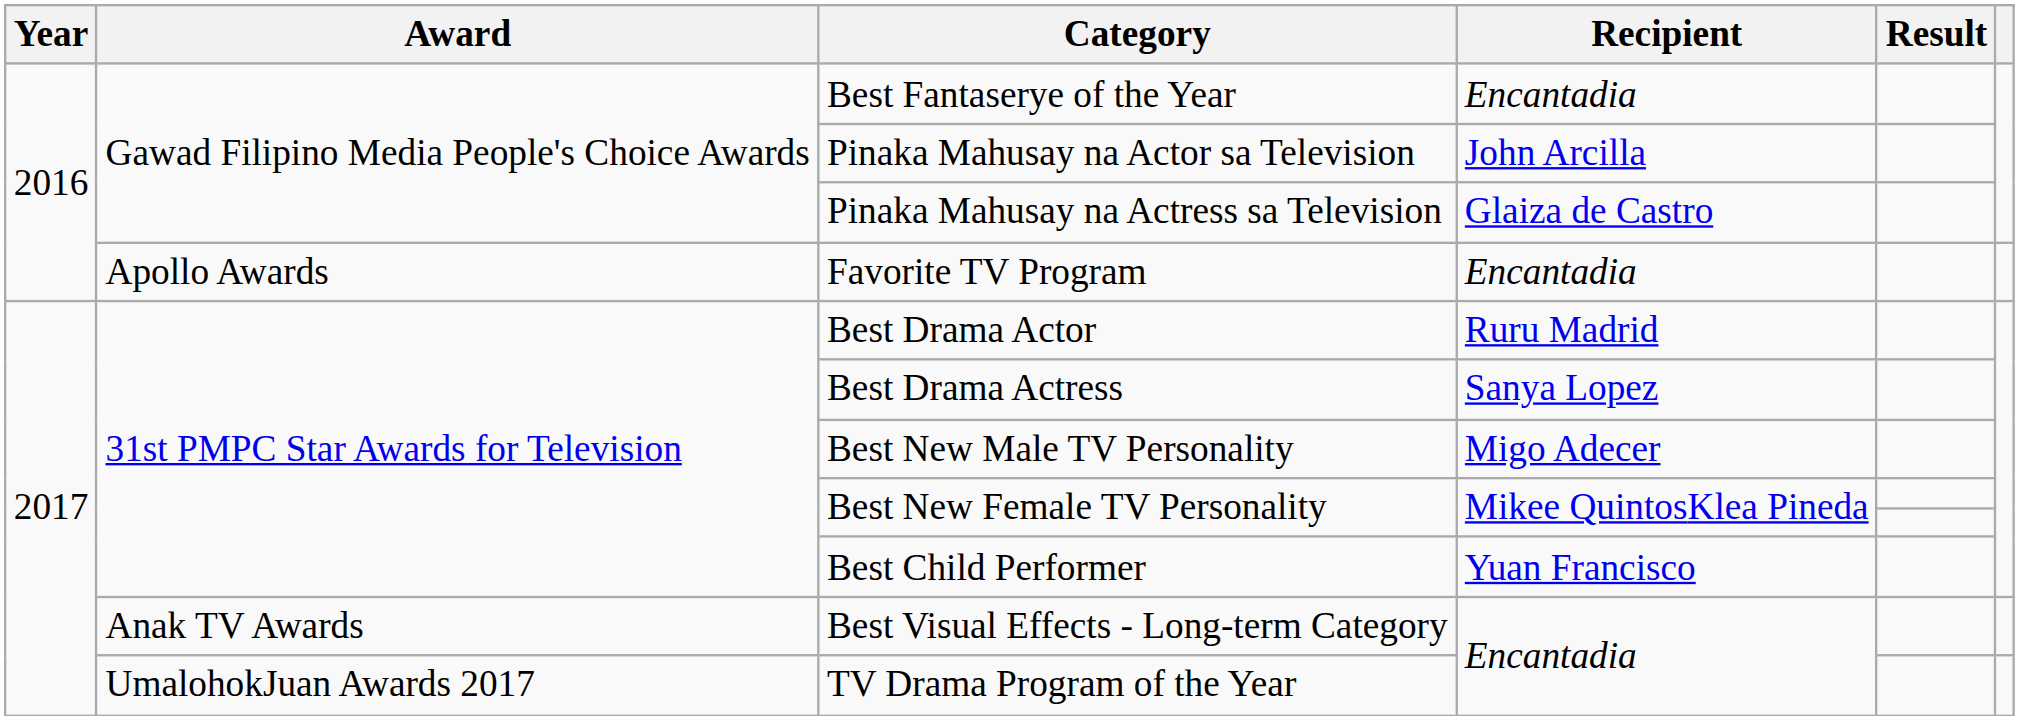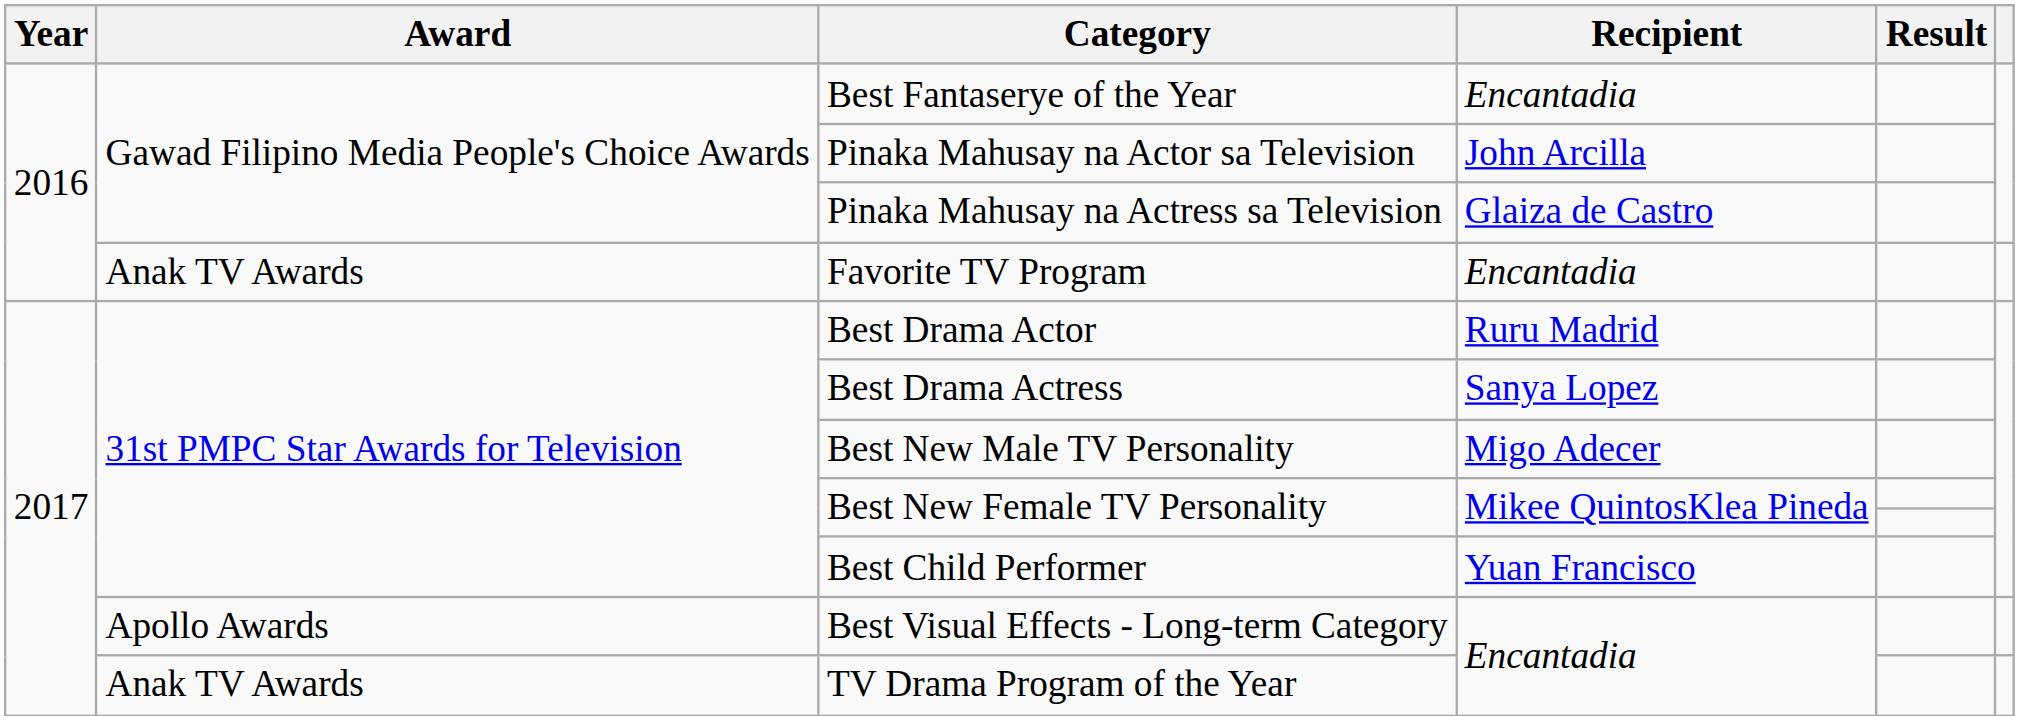(217, 270) Apollo Awards -> (235, 270) Anak TV Awards
(235, 625) Anak TV Awards -> (217, 625) Apollo Awards
(320, 684) UmalohokJuan Awards 2017 -> (235, 684) Anak TV Awards
